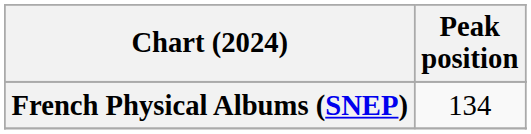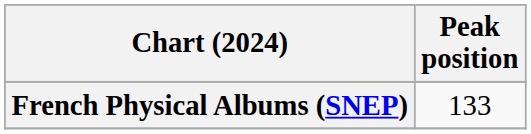(470, 104) 134 -> (470, 104) 133
